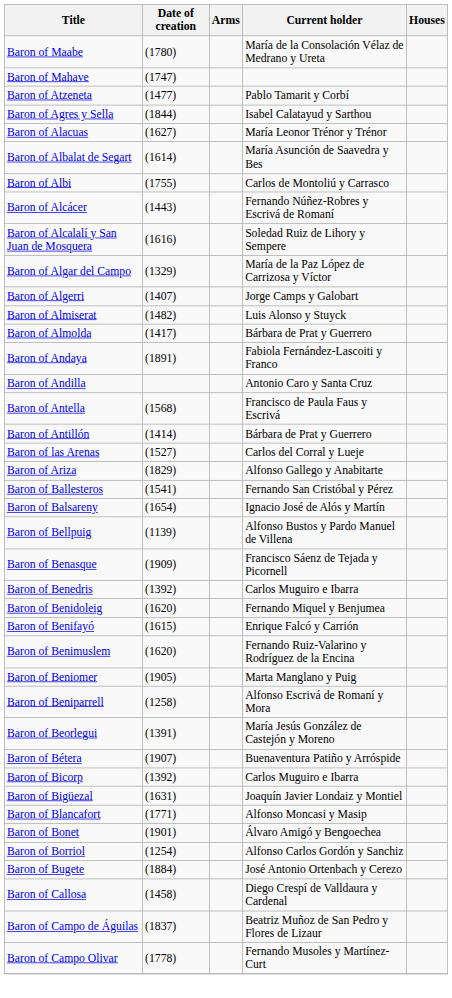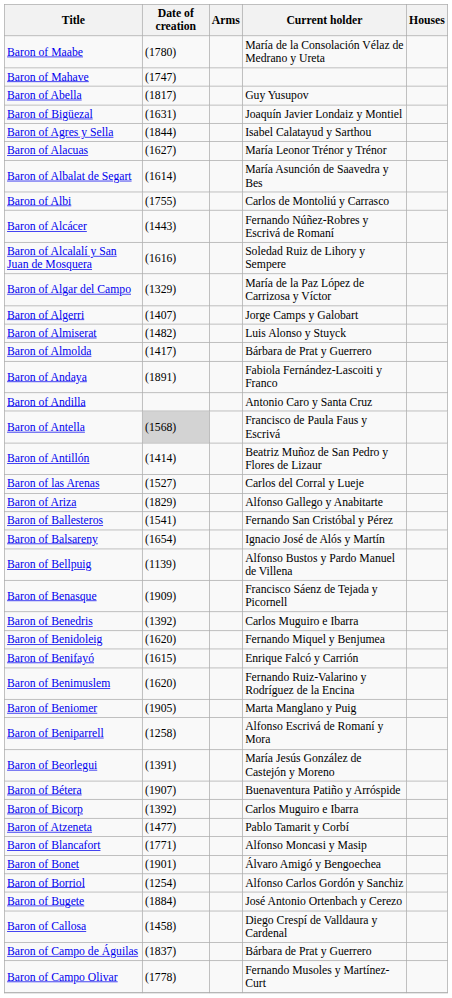+ row: (44, 95)
rows swapped: (50, 95) <-> (50, 795)
(161, 408) no background -> (161, 427) lightgrey background
(308, 433) Bárbara de Prat y Guerrero -> (317, 458) Beatriz Muñoz de San Pedro y Flores de Lizaur
(317, 926) Beatriz Muñoz de San Pedro y Flores de Lizaur -> (308, 951) Bárbara de Prat y Guerrero
